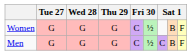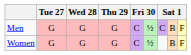rows swapped: (15, 43) <-> (21, 27)
